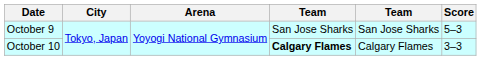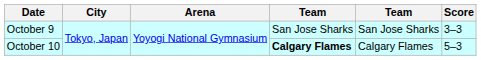(453, 30) 5–3 -> (453, 30) 3–3
(453, 47) 3–3 -> (453, 47) 5–3
